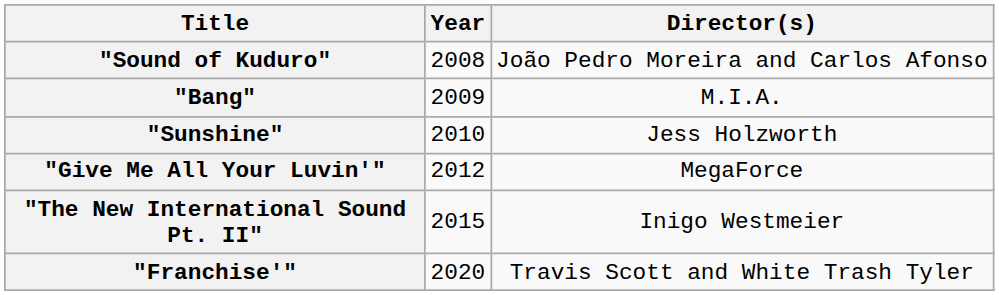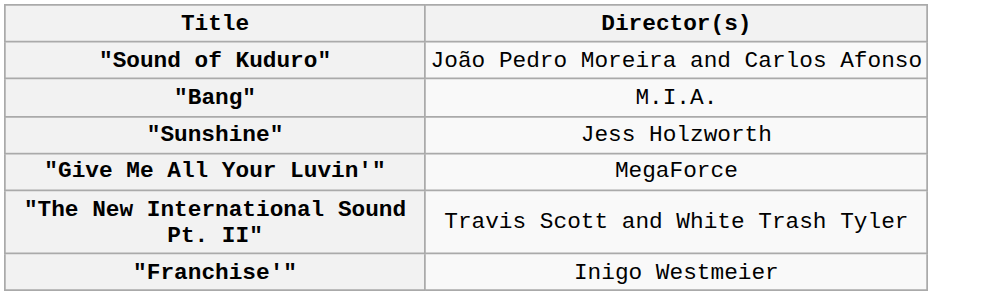- column: (458, 23)
(742, 222) Inigo Westmeier -> (676, 222) Travis Scott and White Trash Tyler
(742, 272) Travis Scott and White Trash Tyler -> (676, 272) Inigo Westmeier
